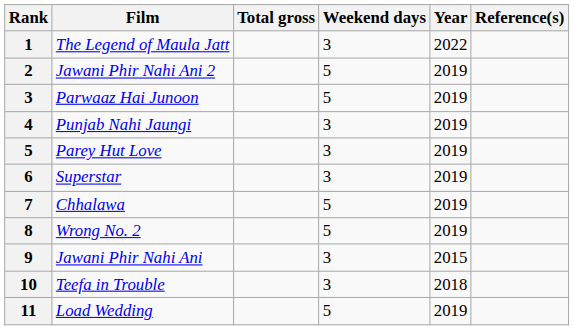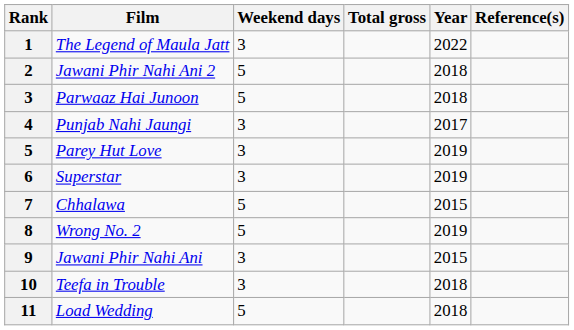columns swapped: (276, 17) <-> (374, 17)
(451, 71) 2019 -> (451, 71) 2018
(451, 97) 2019 -> (451, 97) 2018
(451, 124) 2019 -> (451, 124) 2017
(451, 204) 2019 -> (451, 204) 2015
(451, 310) 2019 -> (451, 310) 2018
